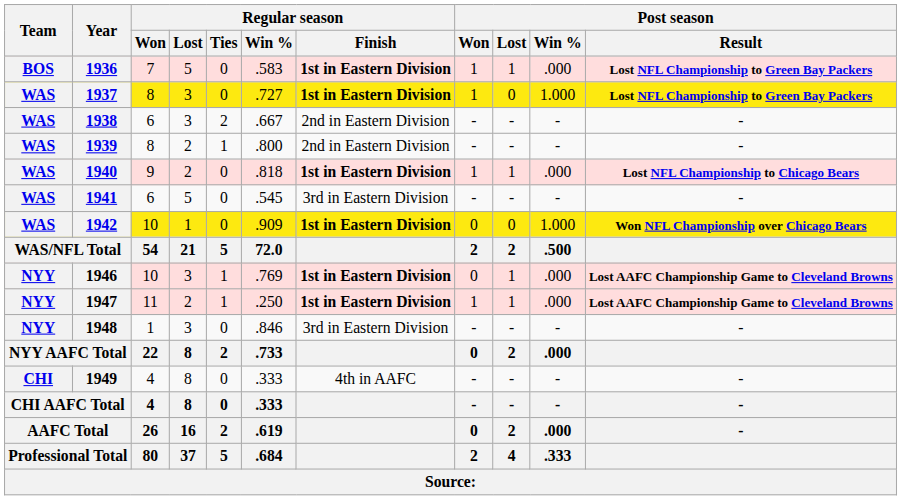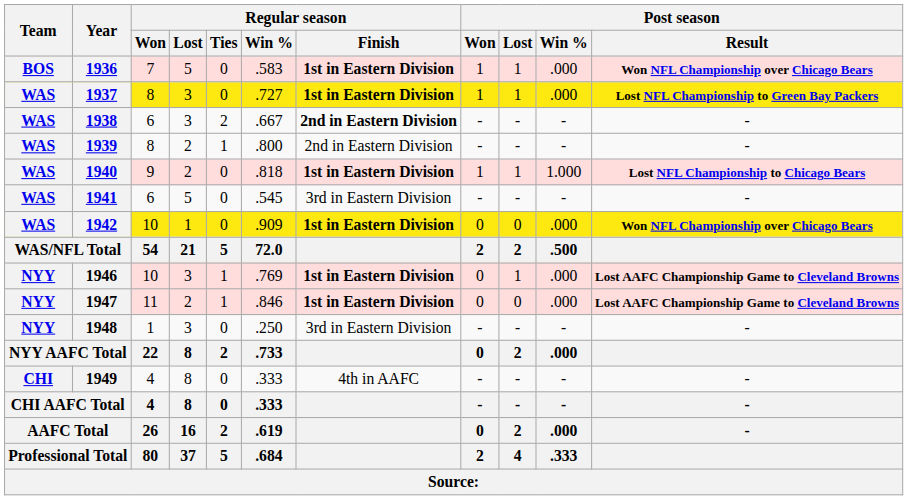(741, 70) Lost NFL Championship to Green Bay Packers -> (747, 70) Won NFL Championship over Chicago Bears
(512, 95) 0 -> (518, 95) 1
(558, 95) 1.000 -> (564, 95) .000
(376, 120) normal -> (379, 120) bold
(558, 172) .000 -> (564, 172) 1.000
(558, 224) 1.000 -> (564, 224) .000
(269, 301) .250 -> (269, 301) .846
(474, 301) 1 -> (480, 301) 0
(512, 301) 1 -> (518, 301) 0
(269, 327) .846 -> (269, 327) .250
